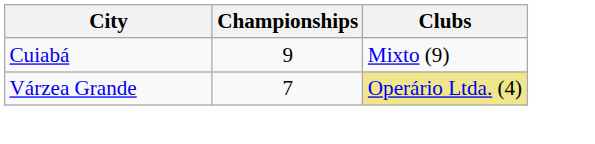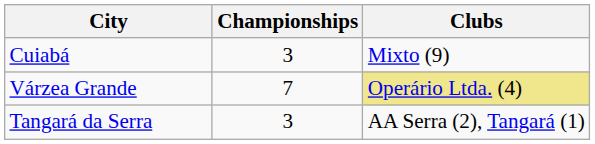(288, 54) 9 -> (288, 54) 3
+ row: (81, 121)
